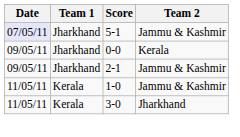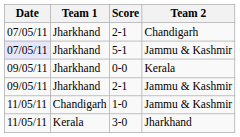+ row: (120, 31)
(68, 86) Kerala -> (80, 104) Chandigarh
